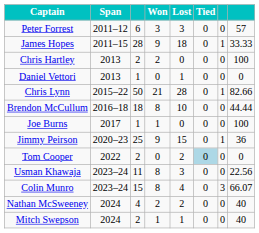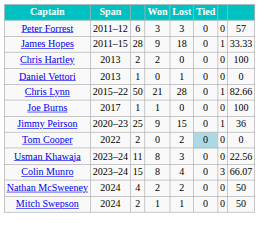- row: (47, 108)
(241, 204) 40 -> (241, 188) 50
(241, 220) 40 -> (241, 204) 50
